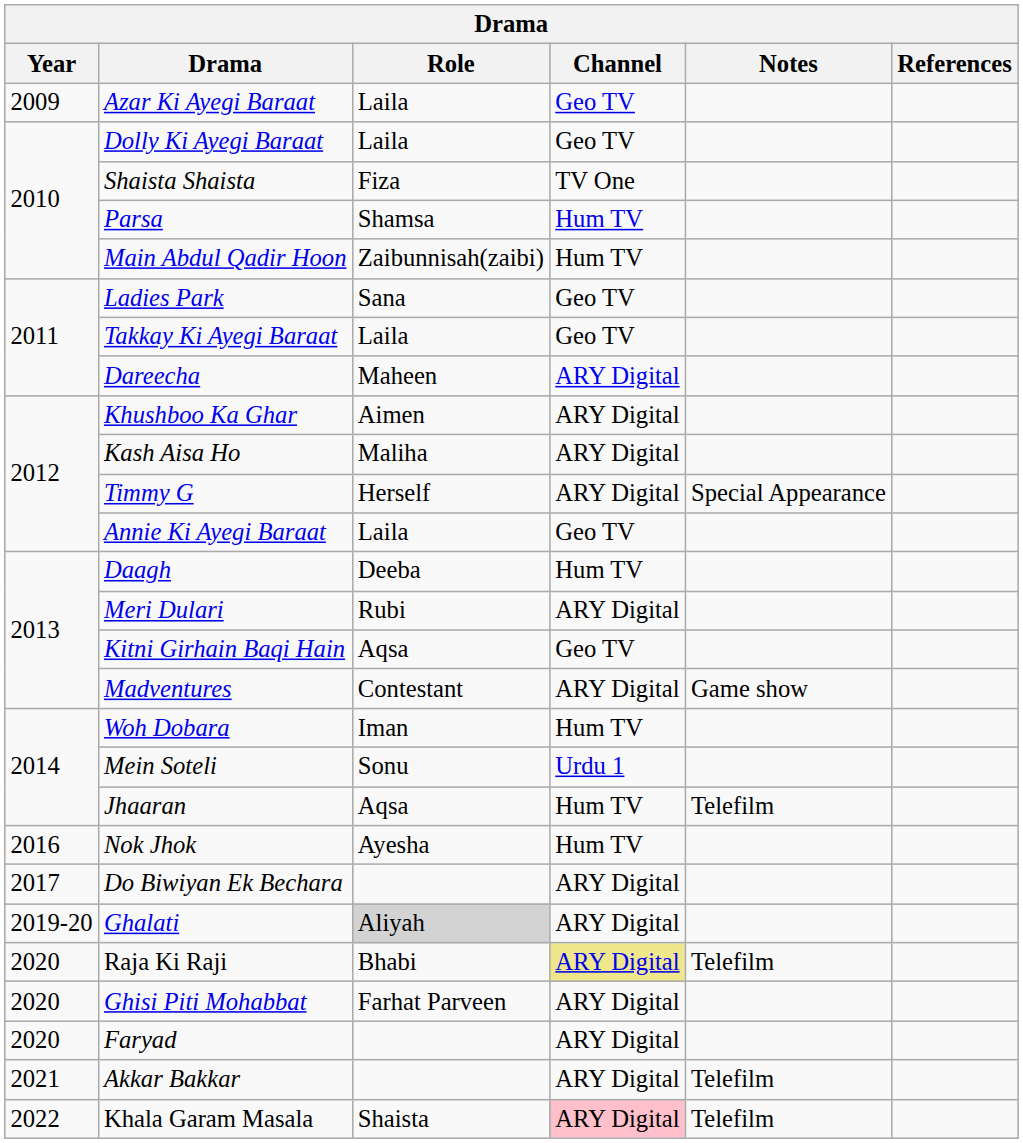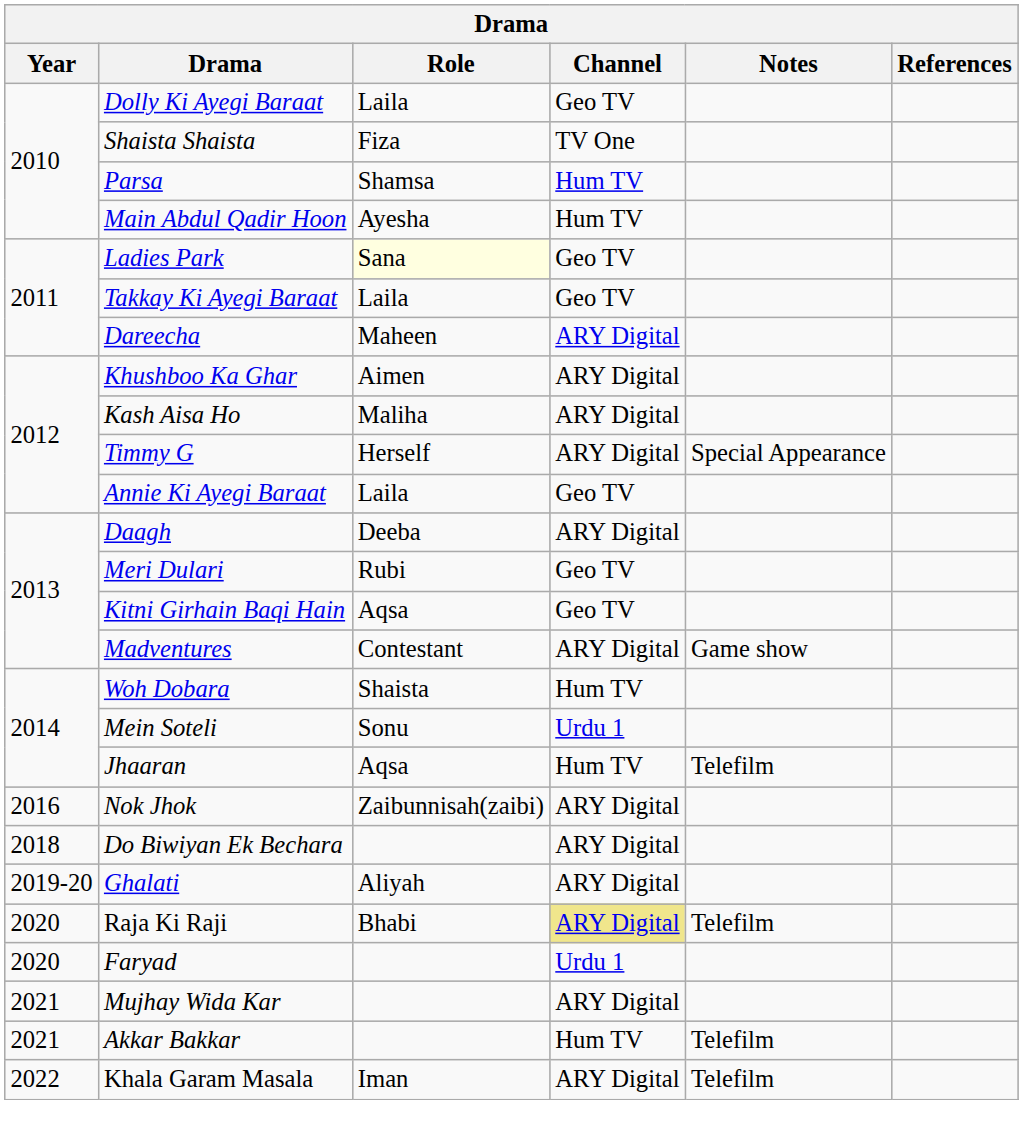- row: (209, 102)
(451, 258) Zaibunnisah(zaibi) -> (394, 219) Ayesha
(382, 297) no background -> (382, 258) lightyellow background
(599, 571) Hum TV -> (617, 532) ARY Digital
(617, 610) ARY Digital -> (595, 571) Geo TV
(383, 727) Iman -> (393, 688) Shaista
(394, 844) Ayesha -> (451, 805) Zaibunnisah(zaibi)
(599, 844) Hum TV -> (617, 805) ARY Digital
(35, 883) 2017 -> (35, 844) 2018
(391, 922) lightgrey background -> (391, 883) no background
- row: (205, 1000)
(617, 1040) ARY Digital -> (590, 961) Urdu 1
+ row: (192, 1000)
(617, 1079) ARY Digital -> (599, 1040) Hum TV
(393, 1118) Shaista -> (383, 1079) Iman
(617, 1118) pink background -> (617, 1079) no background
